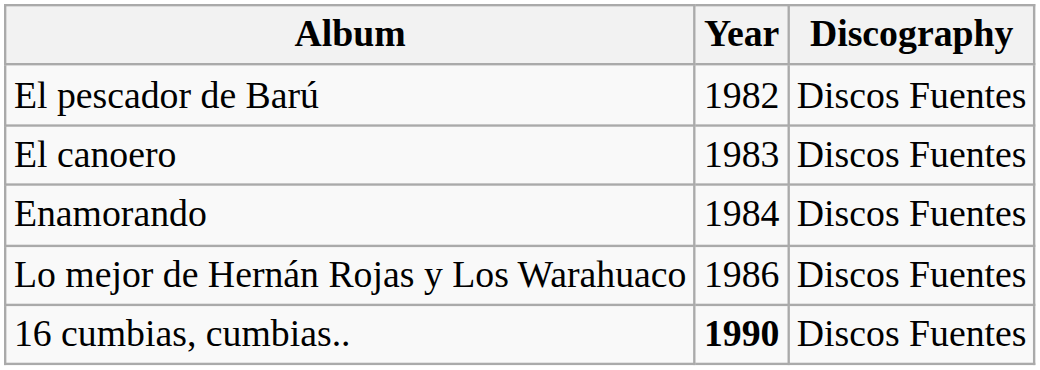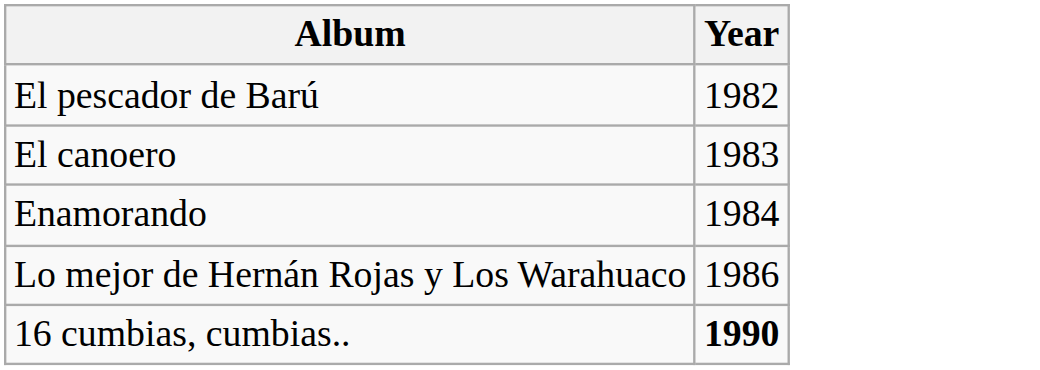- column: (912, 34)
